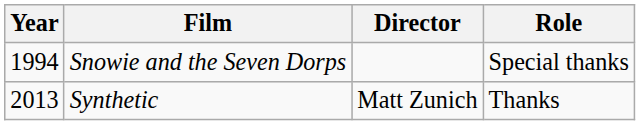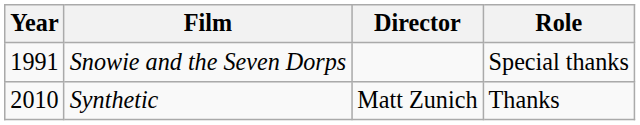(34, 61) 1994 -> (34, 61) 1991
(34, 100) 2013 -> (34, 100) 2010
